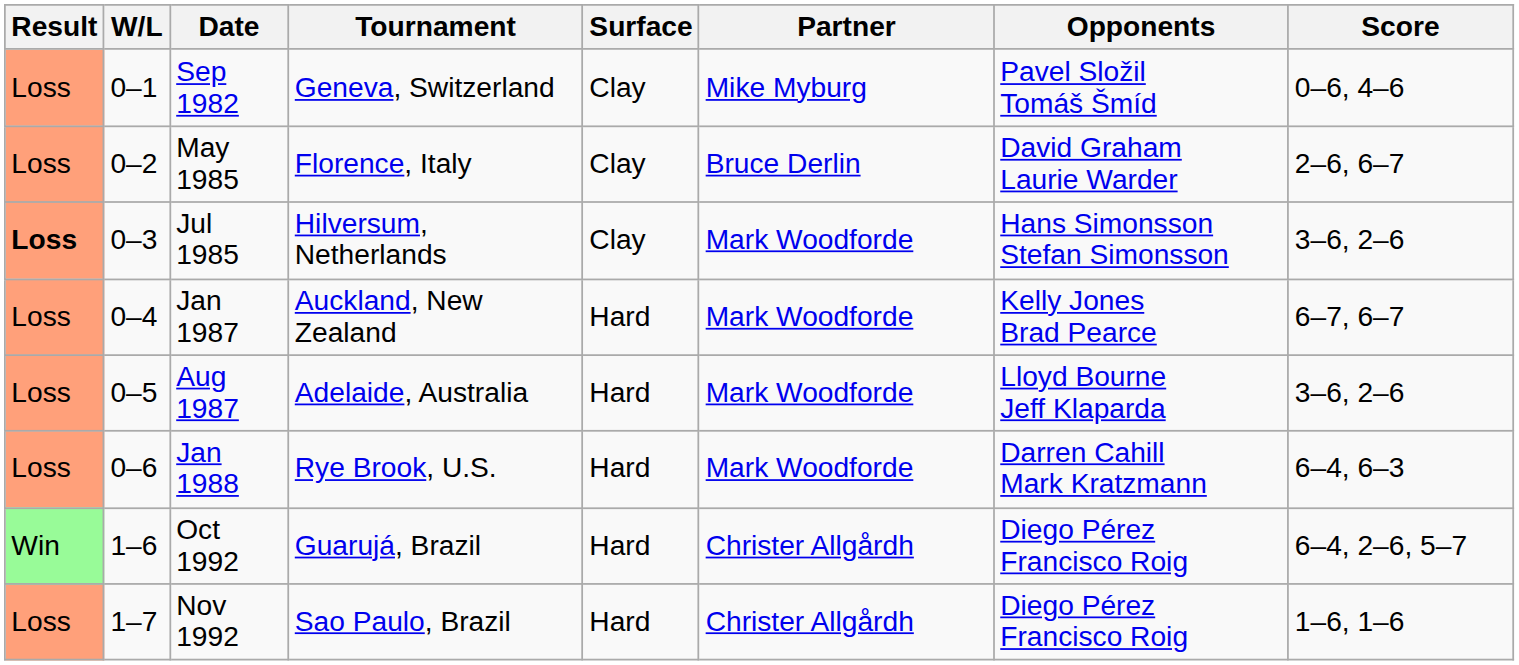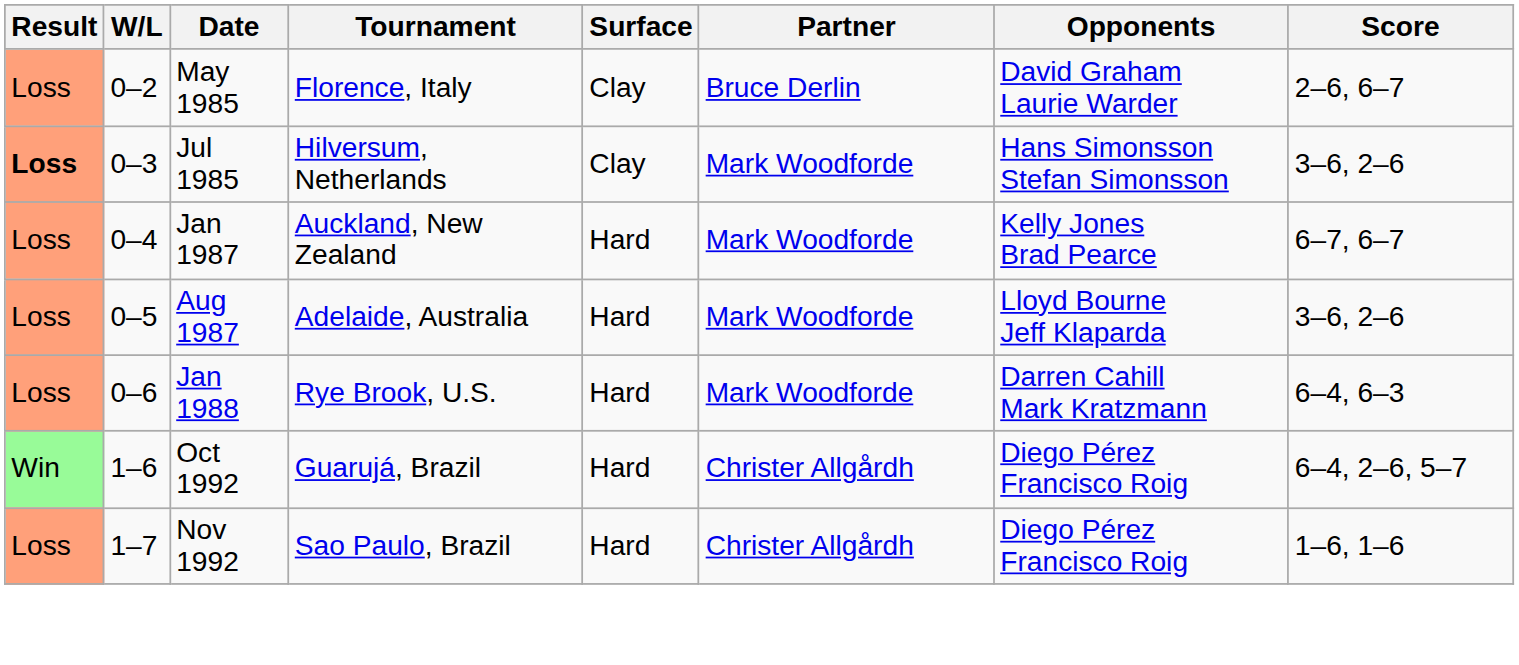- row: (208, 87)
